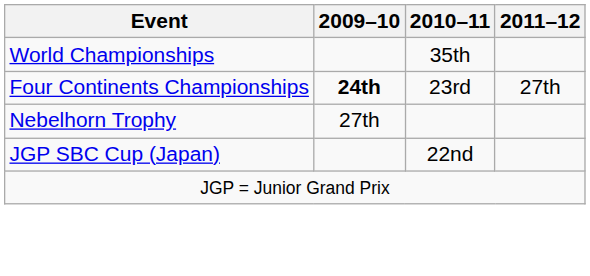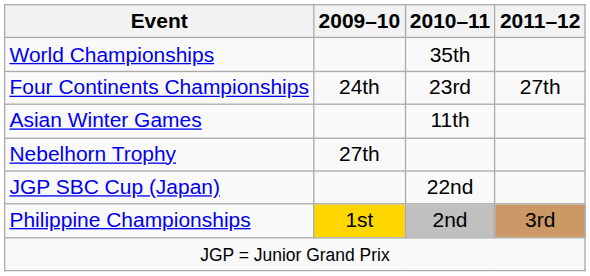(359, 87) bold -> (359, 87) normal
+ row: (106, 120)
+ row: (130, 220)
